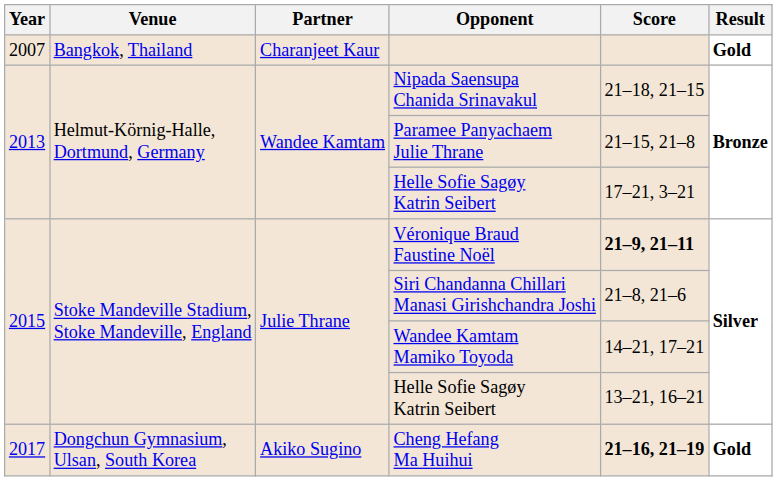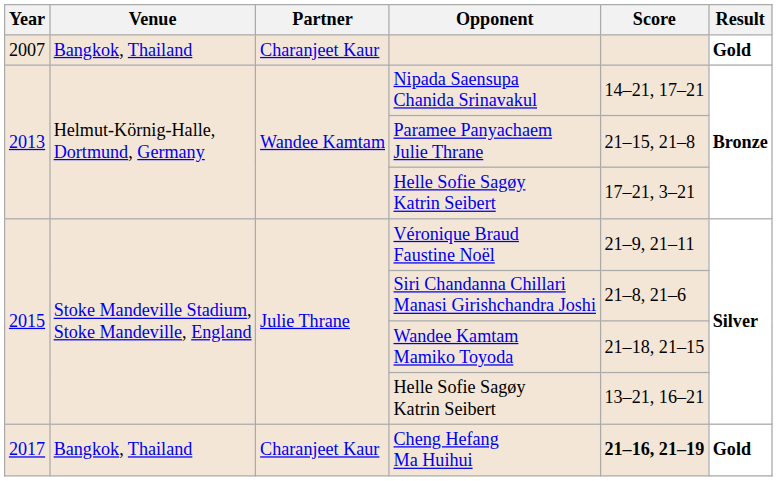(654, 90) 21–18, 21–15 -> (654, 90) 14–21, 17–21
(649, 244) bold -> (649, 244) normal
(654, 347) 14–21, 17–21 -> (654, 347) 21–18, 21–15
(140, 449) Dongchun Gymnasium, Ulsan, South Korea -> (123, 449) Bangkok, Thailand
(311, 449) Akiko Sugino -> (320, 449) Charanjeet Kaur
